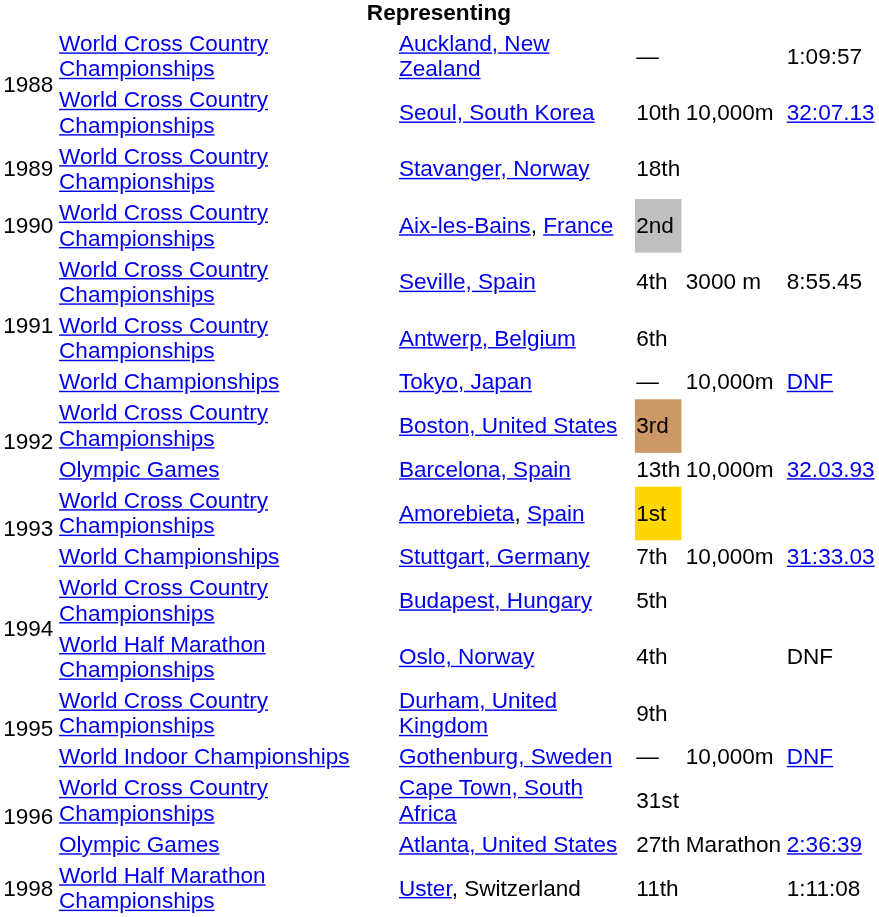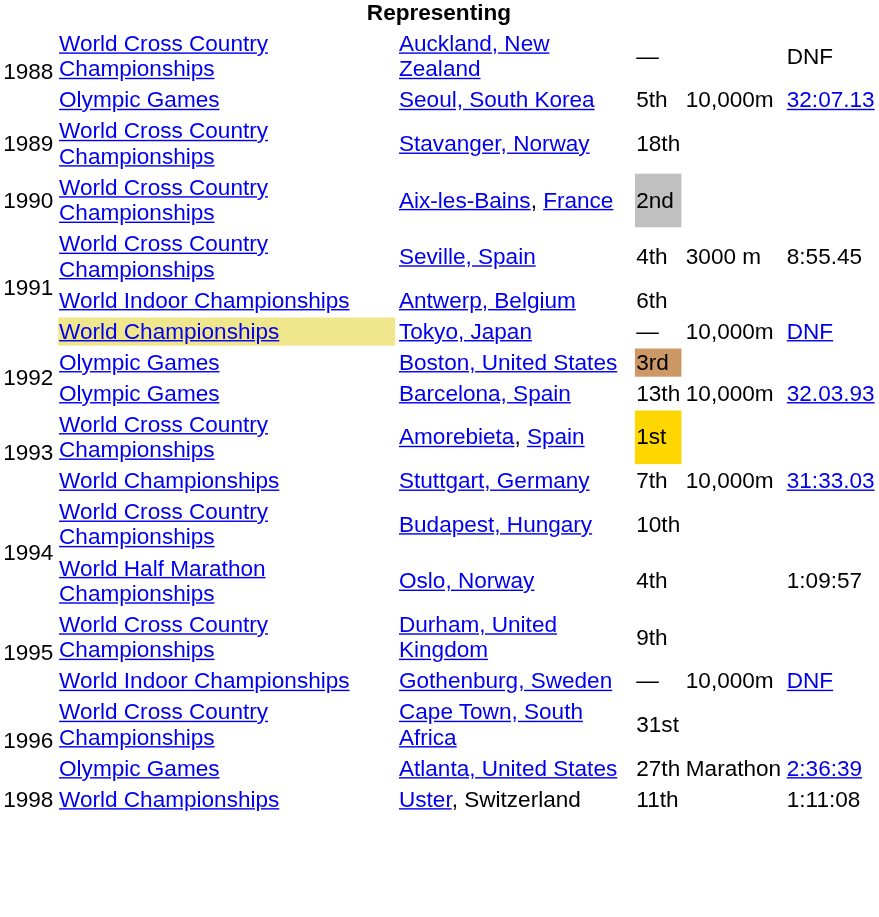(824, 56) 1:09:57 -> (810, 56) DNF
(164, 112) World Cross Country Championships -> (139, 100) Olympic Games
(658, 112) 10th -> (652, 100) 5th
(164, 338) World Cross Country Championships -> (204, 300) World Indoor Championships
(169, 382) no background -> (169, 331) khaki background
(164, 425) World Cross Country Championships -> (139, 362) Olympic Games
(652, 600) 5th -> (658, 524) 10th
(810, 657) DNF -> (824, 580) 1:09:57
(162, 888) World Half Marathon Championships -> (169, 799) World Championships
